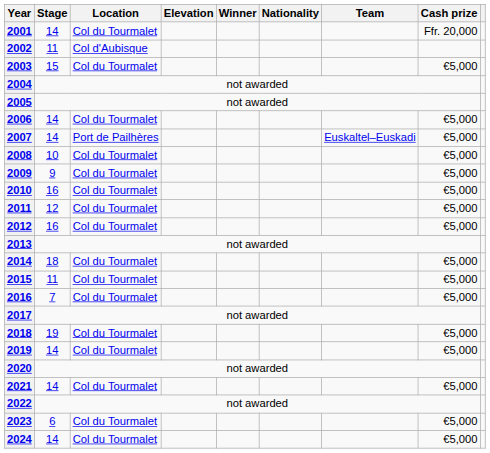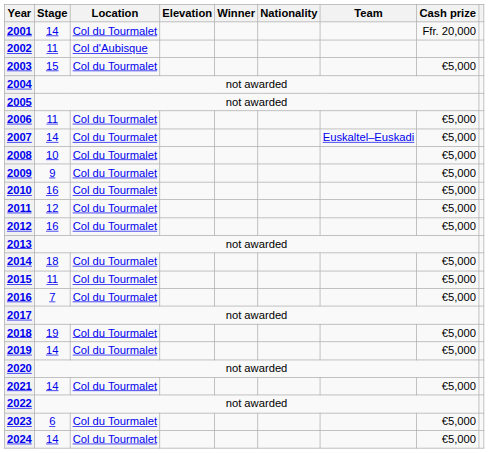(52, 119) 14 -> (52, 119) 11
(116, 137) Port de Pailhères -> (115, 137) Col du Tourmalet
